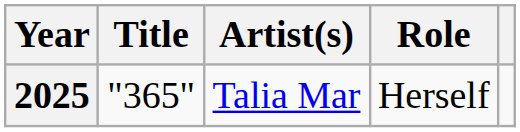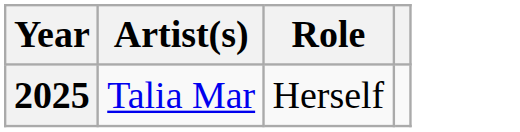- column: (151, 34)
